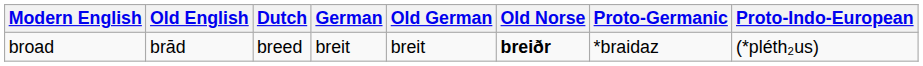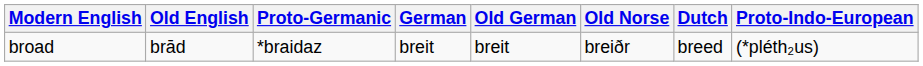columns swapped: (282, 18) <-> (661, 18)
(526, 46) bold -> (607, 46) normal
